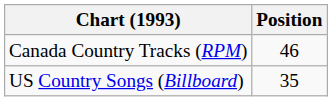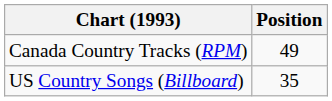(289, 50) 46 -> (289, 50) 49
